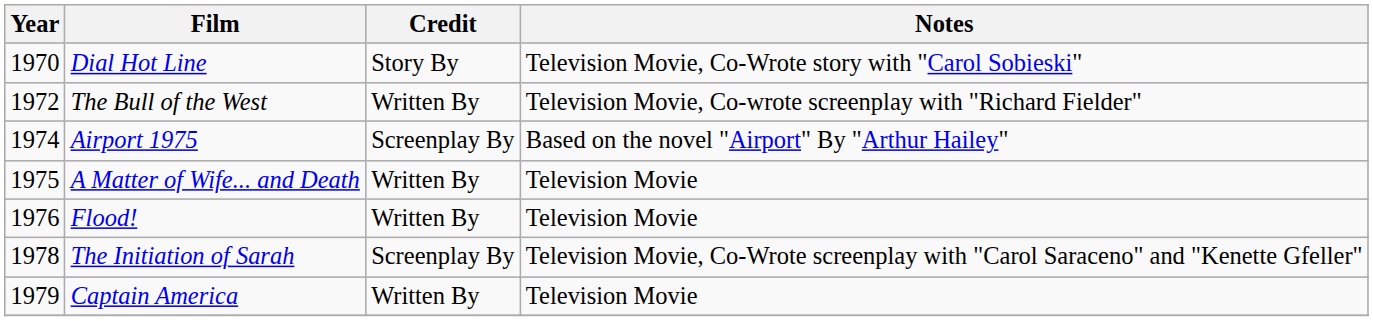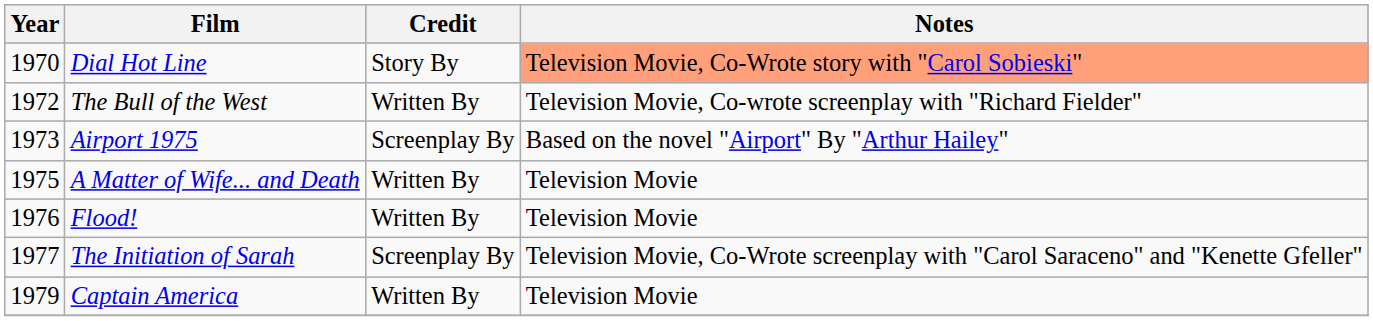(804, 62) no background -> (804, 62) lightsalmon background
(35, 140) 1974 -> (35, 140) 1973
(35, 256) 1978 -> (35, 256) 1977
